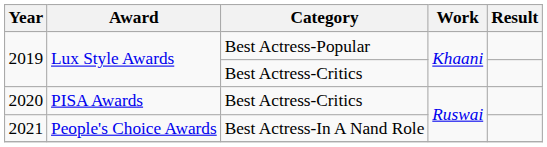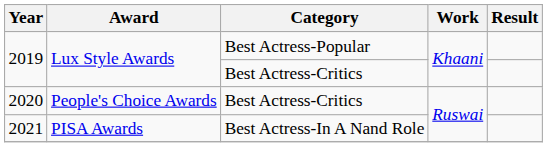(97, 100) PISA Awards -> (134, 100) People's Choice Awards
(134, 127) People's Choice Awards -> (97, 127) PISA Awards
